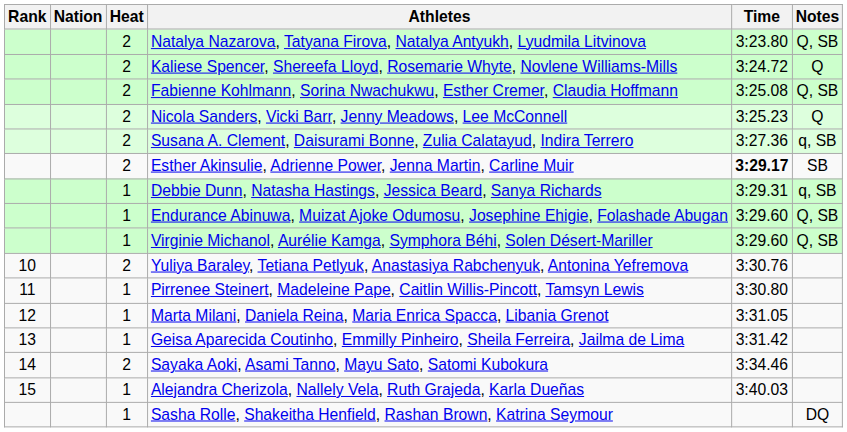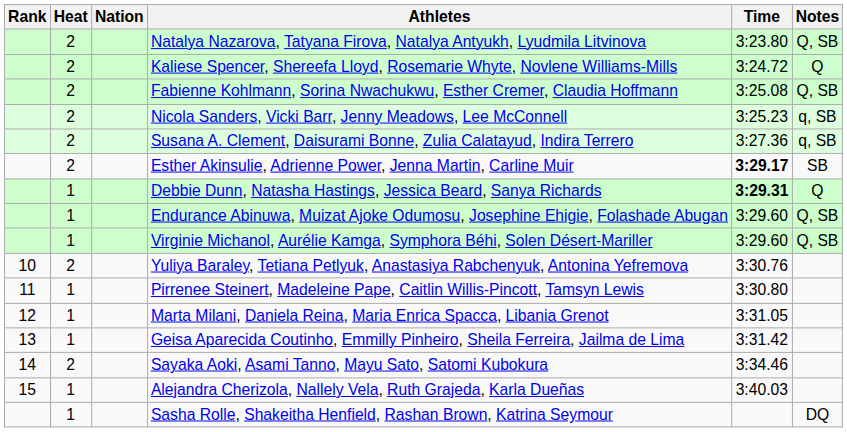columns swapped: (127, 16) <-> (78, 16)
(817, 116) Q -> (817, 116) q, SB
(762, 191) normal -> (762, 191) bold
(817, 191) q, SB -> (817, 191) Q
